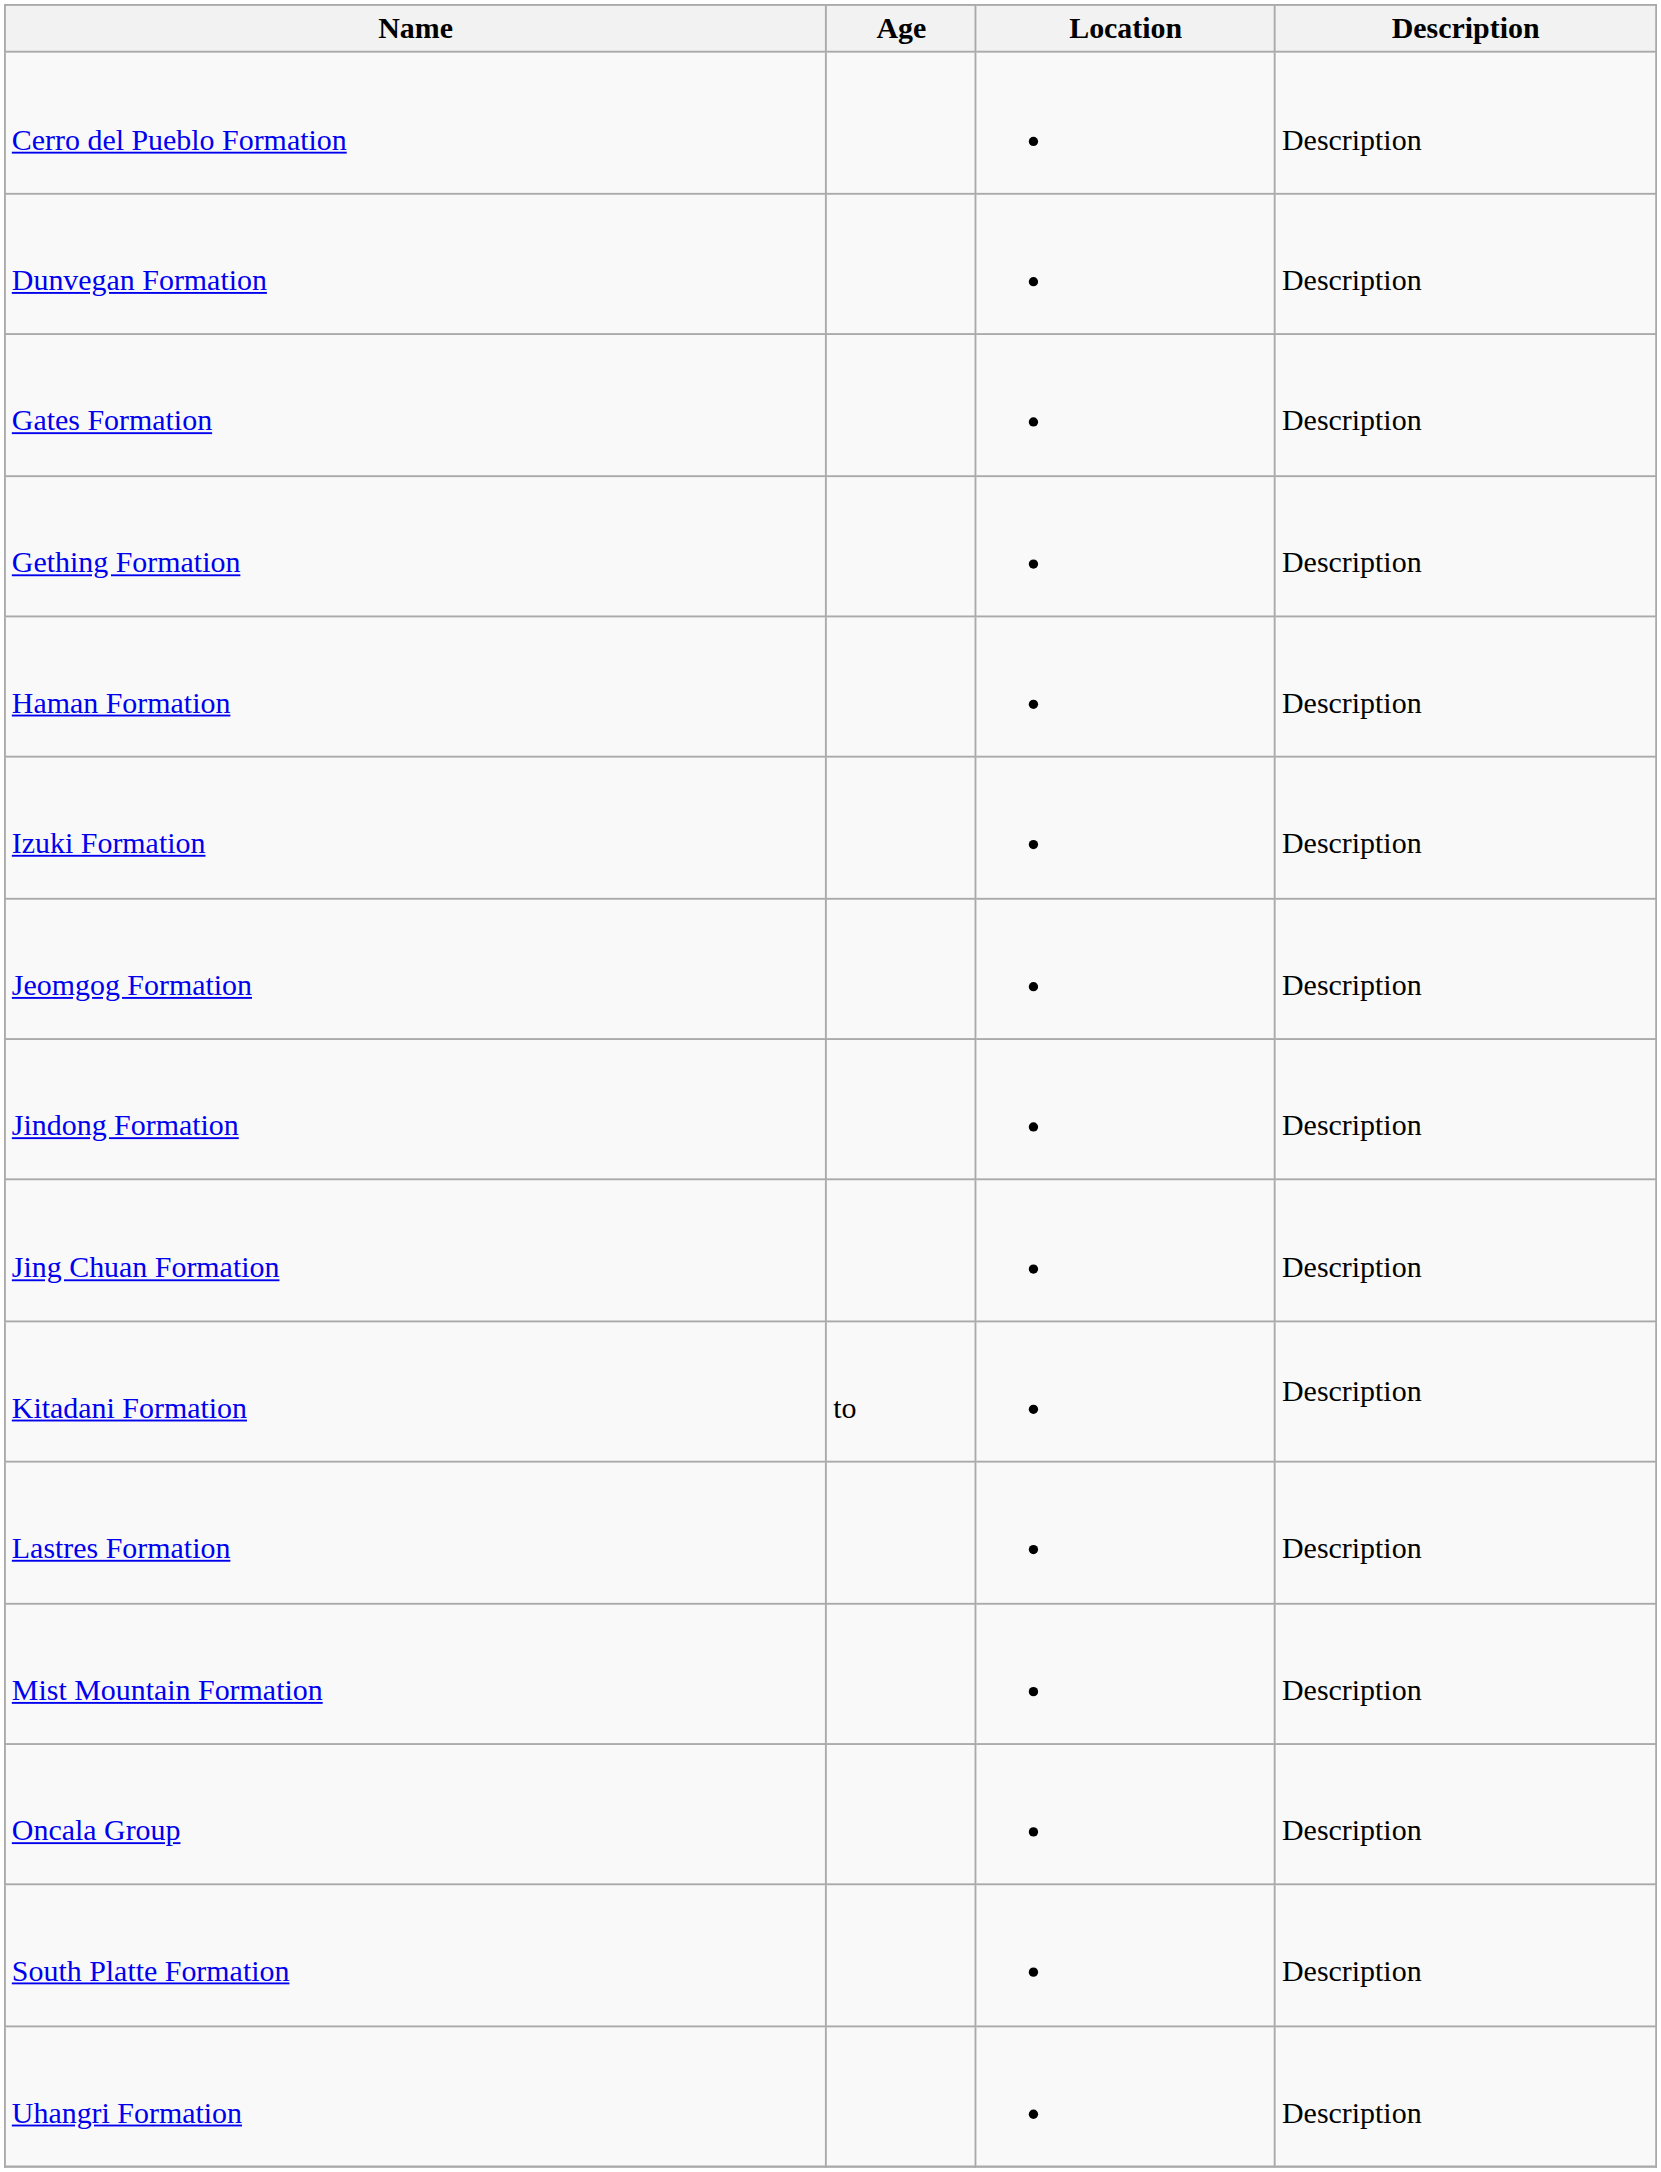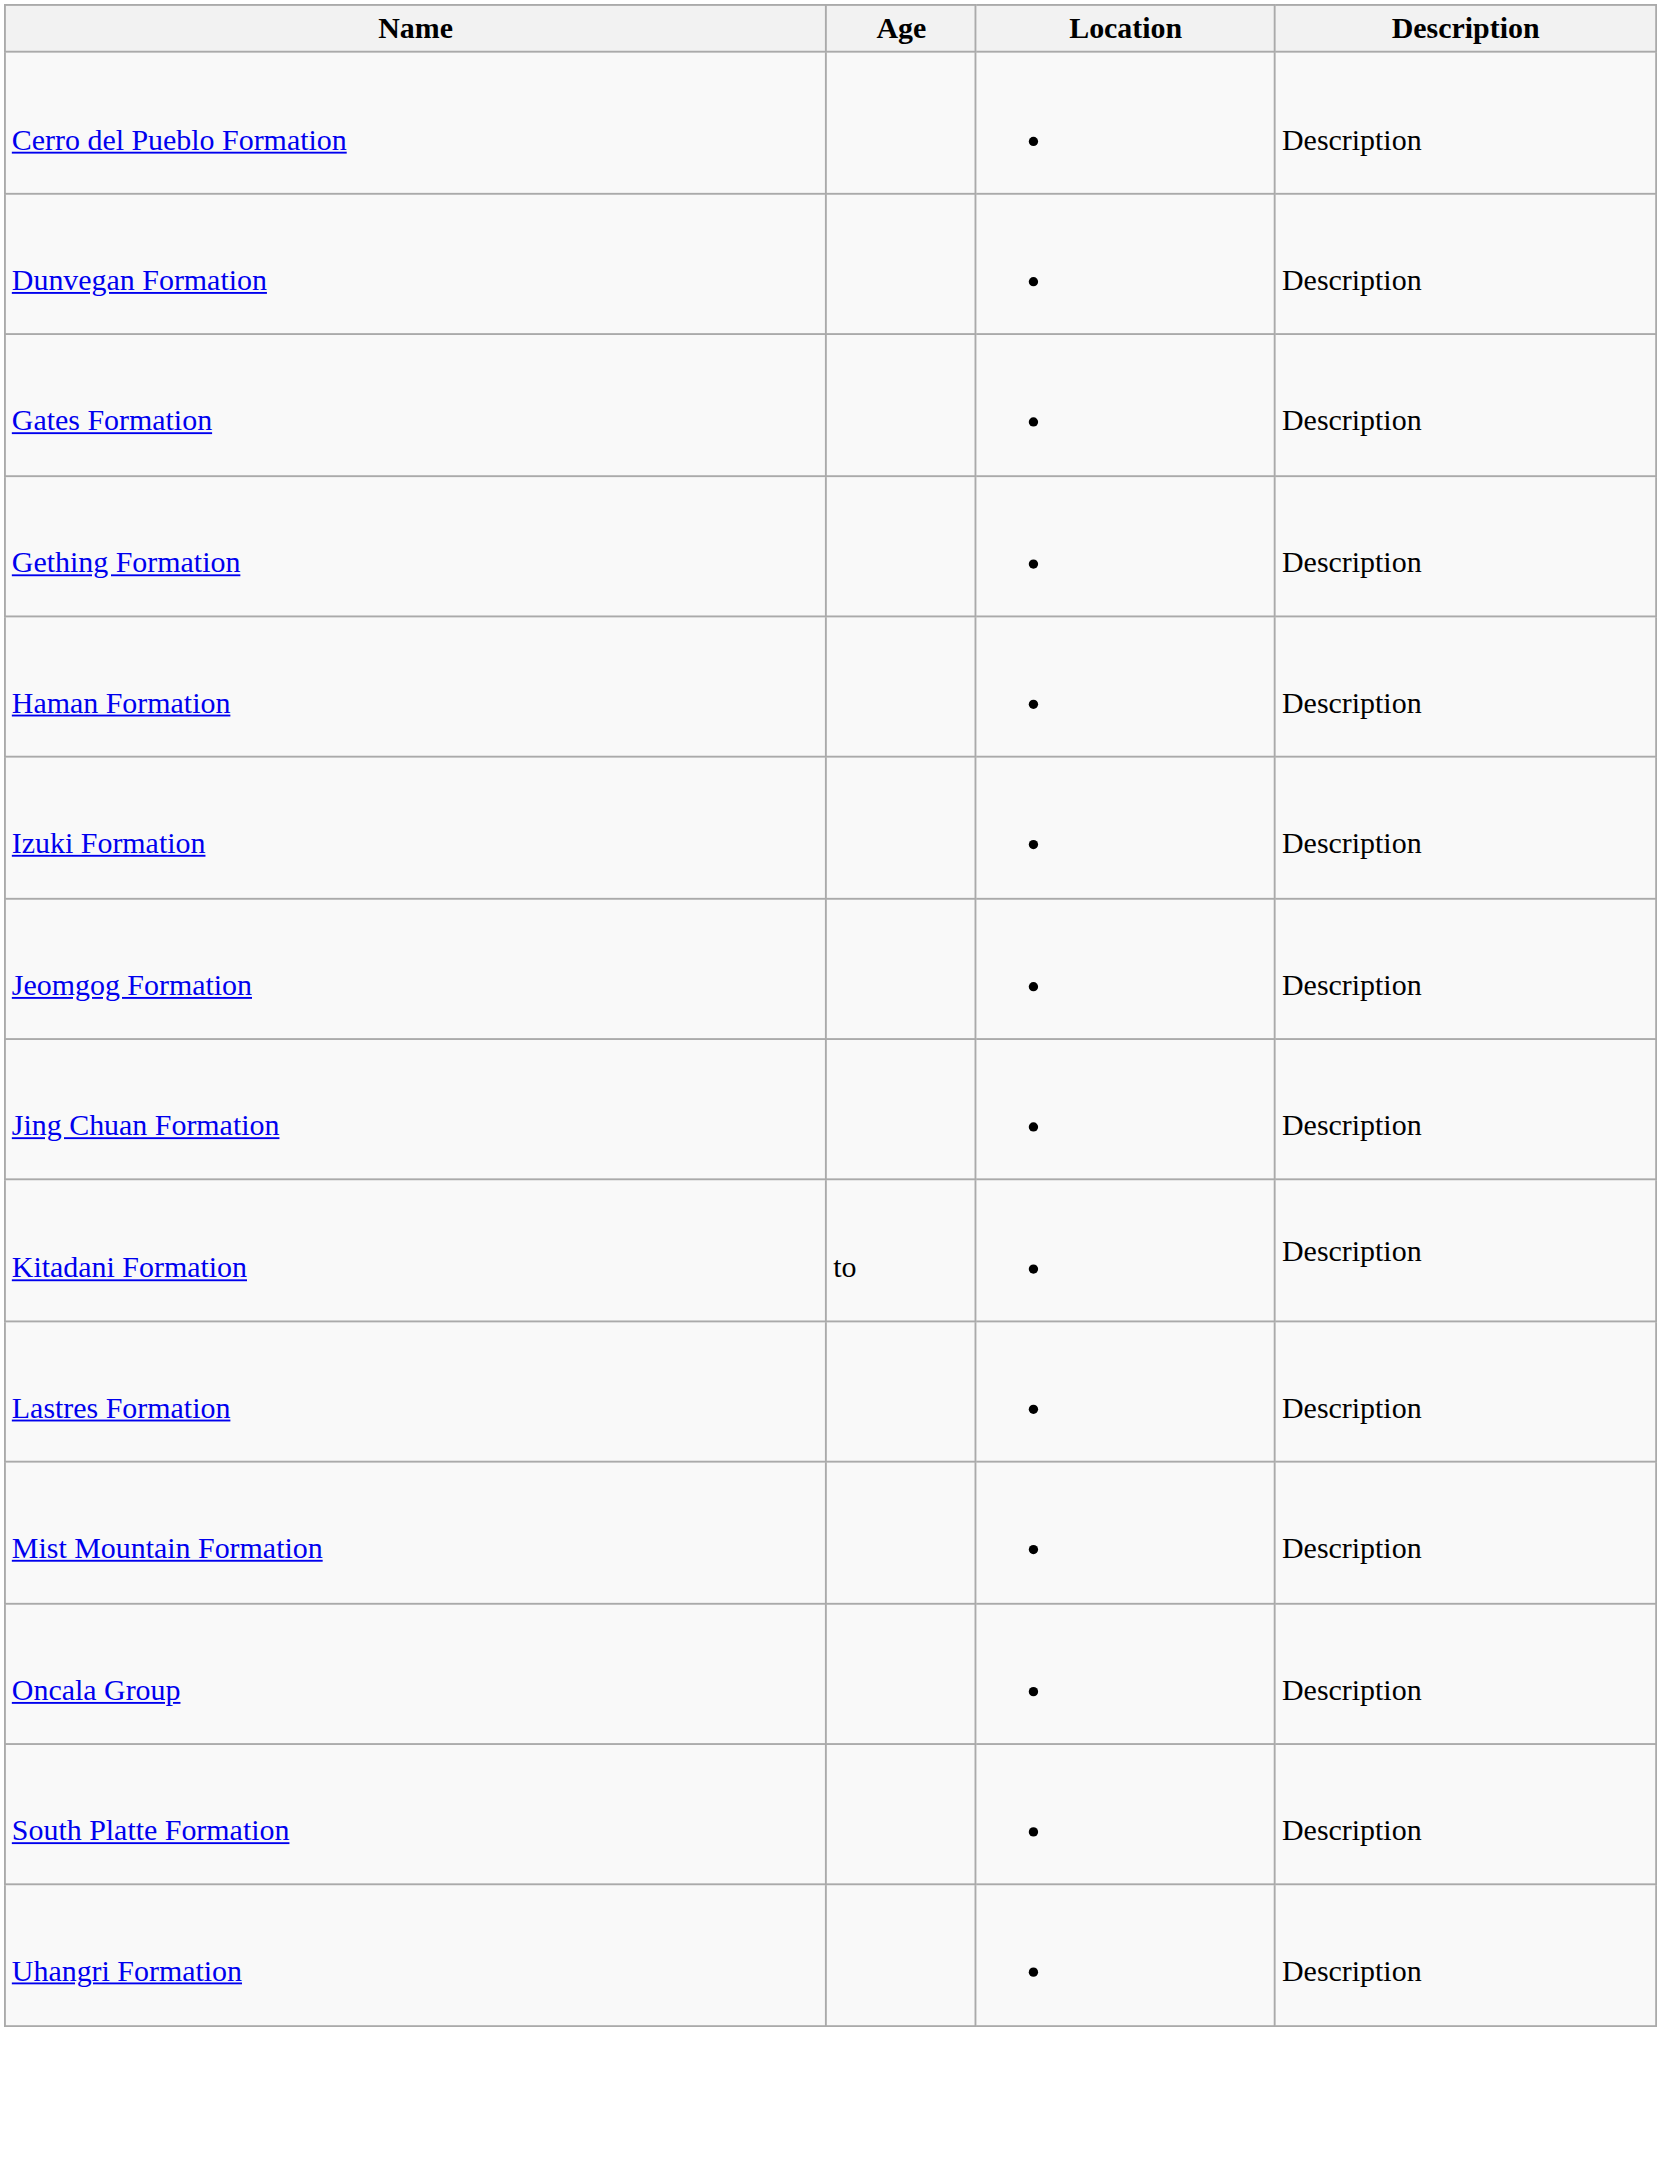- row: (125, 1125)
